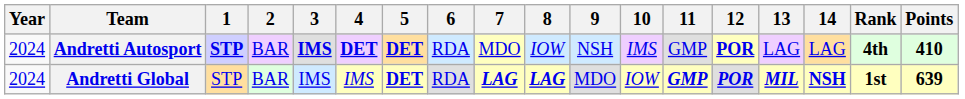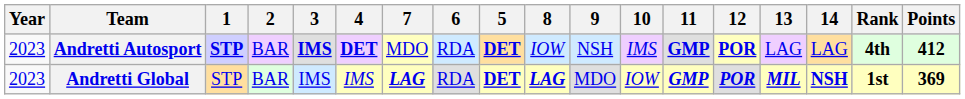columns swapped: (405, 19) <-> (500, 19)
(27, 48) 2024 -> (27, 48) 2023
(688, 48) normal -> (689, 48) bold
(929, 48) 410 -> (931, 48) 412
(27, 78) 2024 -> (27, 78) 2023
(929, 78) 639 -> (931, 78) 369
